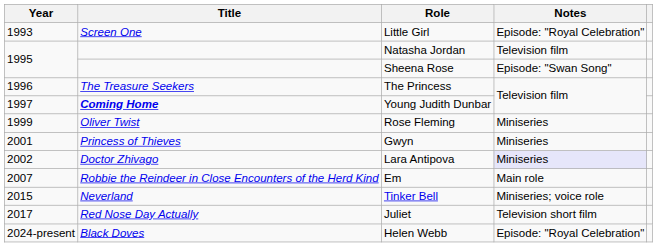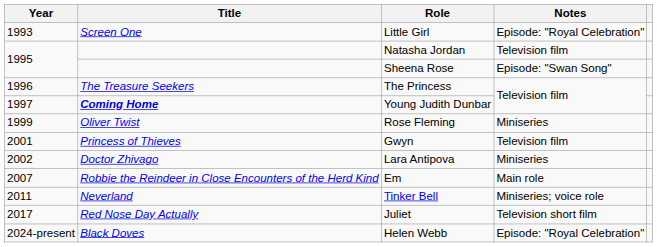(522, 141) Miniseries -> (532, 141) Television film
(522, 159) lavender background -> (522, 159) no background
(20, 196) 2015 -> (19, 196) 2011
